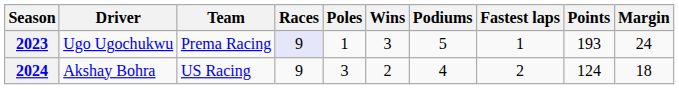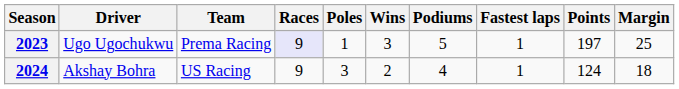(589, 43) 193 -> (589, 43) 197
(644, 43) 24 -> (644, 43) 25
(520, 70) 2 -> (520, 70) 1
